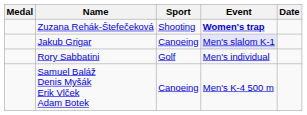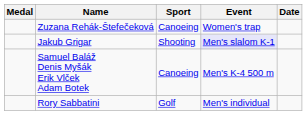(177, 27) Shooting -> (178, 27) Canoeing
(234, 27) bold -> (232, 27) normal
(178, 42) Canoeing -> (177, 42) Shooting
rows swapped: (68, 57) <-> (67, 87)
